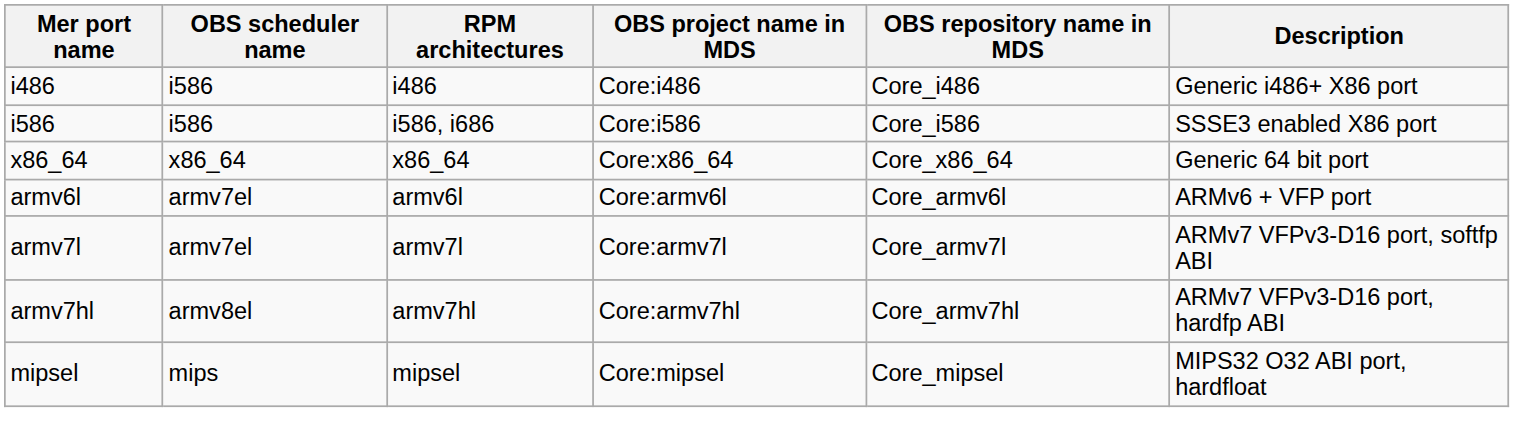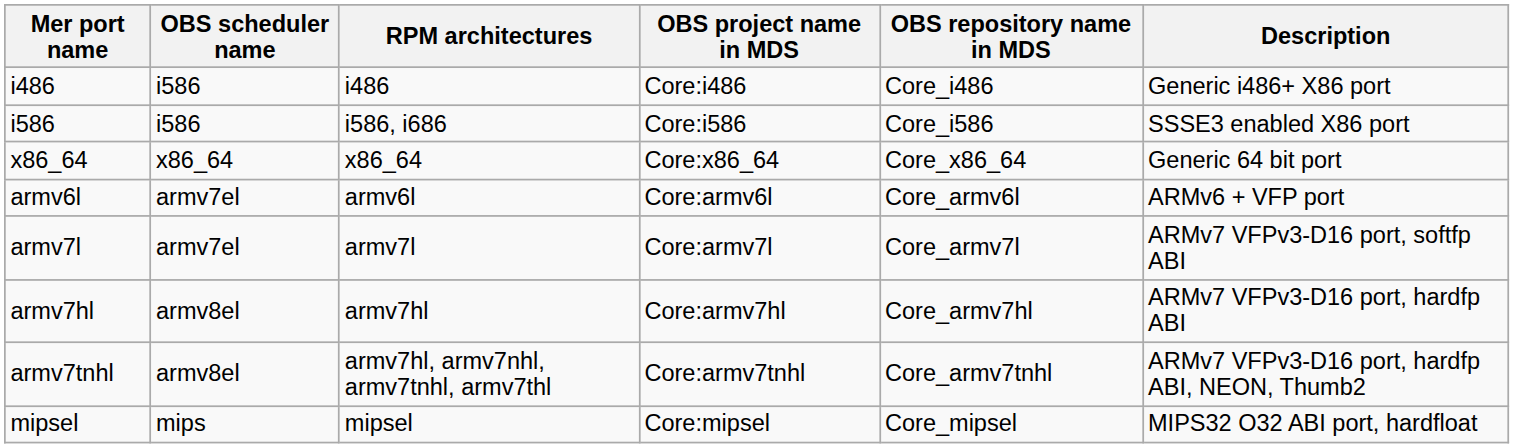+ row: (62, 373)
